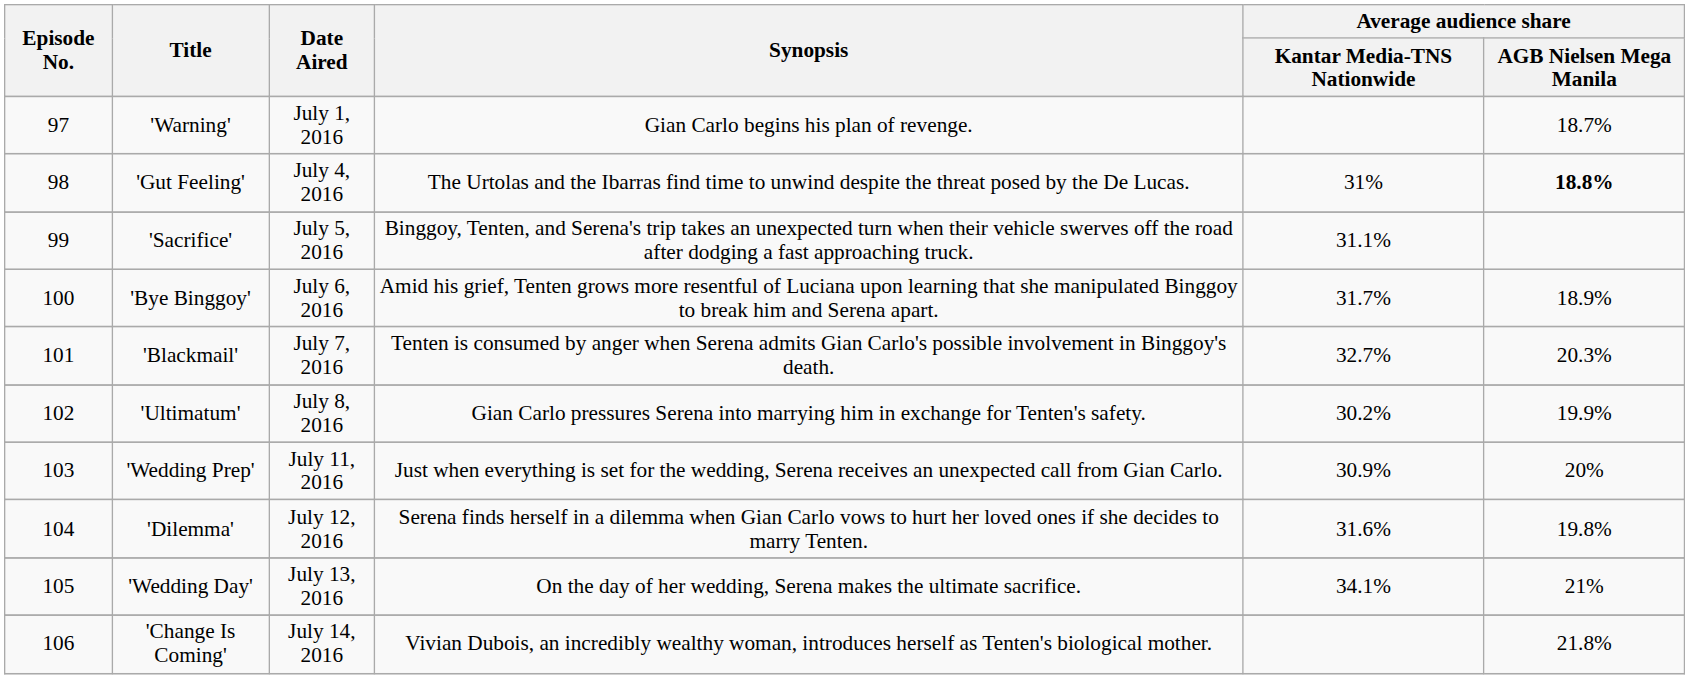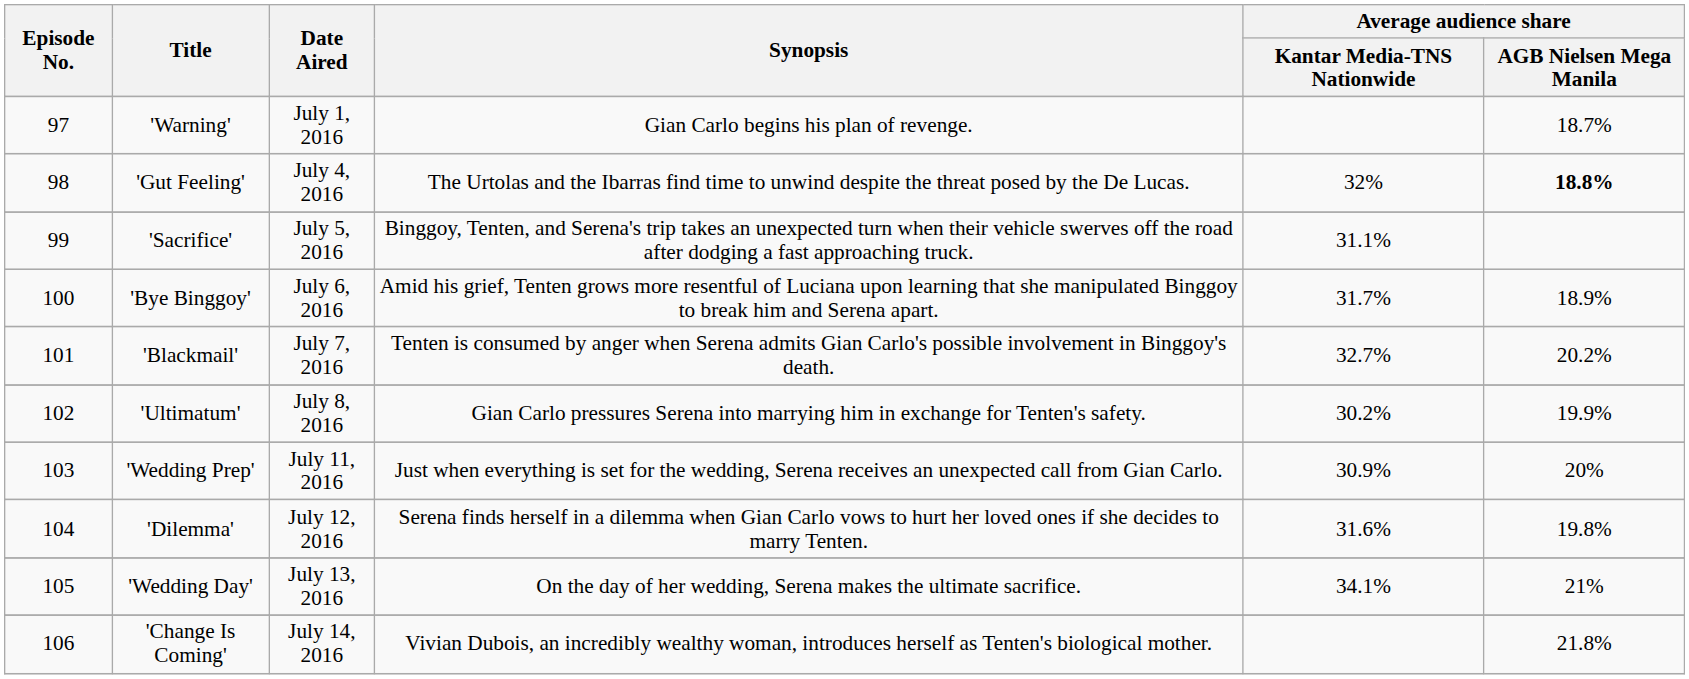(1363, 182) 31% -> (1363, 182) 32%
(1584, 355) 20.3% -> (1584, 355) 20.2%
